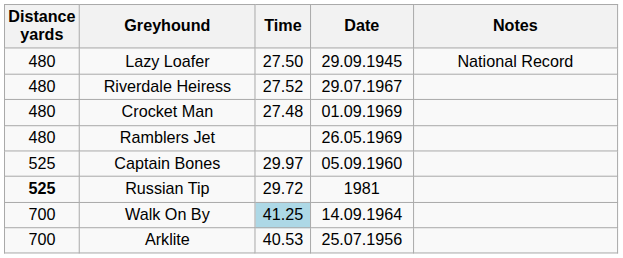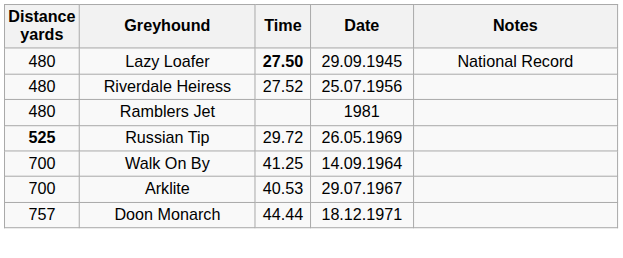(283, 61) normal -> (283, 61) bold
(362, 86) 29.07.1967 -> (362, 86) 25.07.1956
- row: (167, 112)
(362, 138) 26.05.1969 -> (362, 112) 1981
- row: (167, 163)
(362, 189) 1981 -> (362, 138) 26.05.1969
(283, 214) lightblue background -> (283, 163) no background
(362, 240) 25.07.1956 -> (362, 189) 29.07.1967
+ row: (167, 214)
